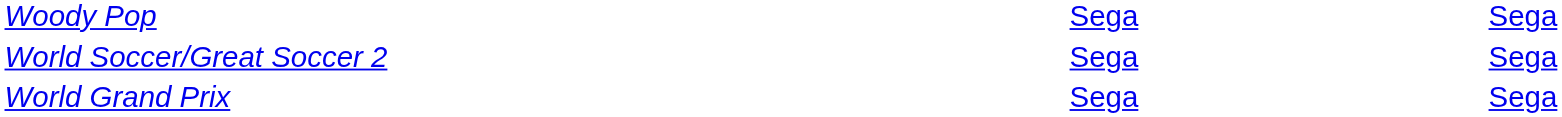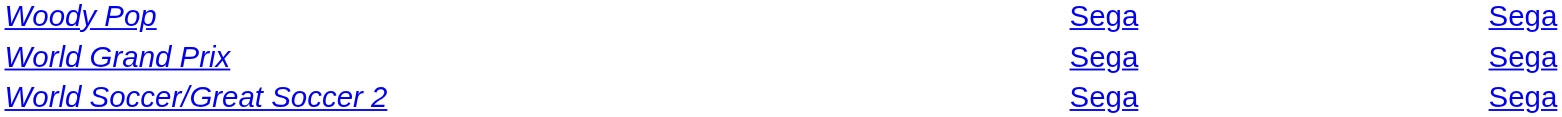rows swapped: (117, 97) <-> (196, 57)
